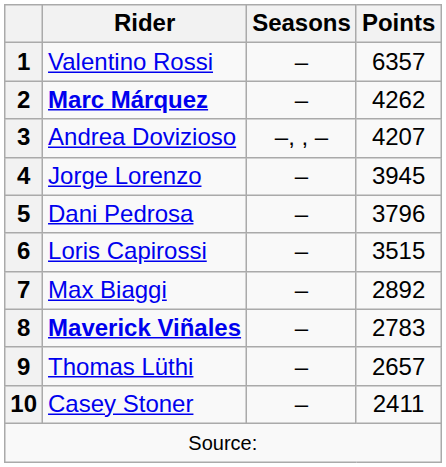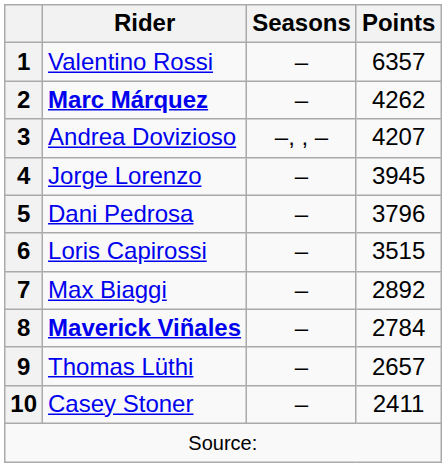(399, 328) 2783 -> (399, 328) 2784
